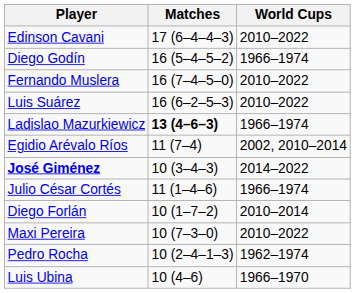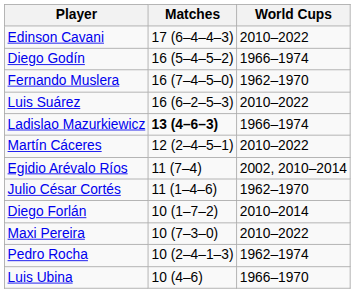(274, 80) 2010–2022 -> (274, 80) 1962–1970
+ row: (55, 146)
- row: (54, 168)
(274, 189) 1966–1974 -> (274, 189) 1962–1970
